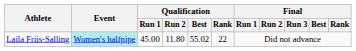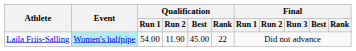(150, 39) 45.00 -> (150, 39) 54.00
(175, 39) 11.80 -> (175, 39) 11.90
(199, 39) 55.02 -> (199, 39) 45.00
